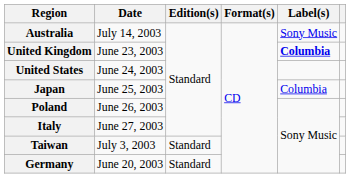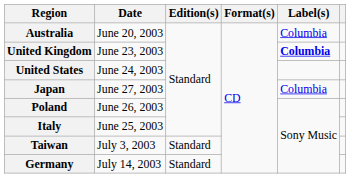(129, 32) July 14, 2003 -> (130, 32) June 20, 2003
(309, 32) Sony Music -> (304, 32) Columbia
(130, 88) June 25, 2003 -> (130, 88) June 27, 2003
(130, 126) June 27, 2003 -> (130, 126) June 25, 2003
(130, 164) June 20, 2003 -> (129, 164) July 14, 2003
